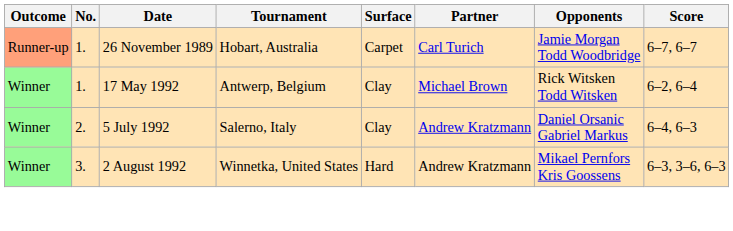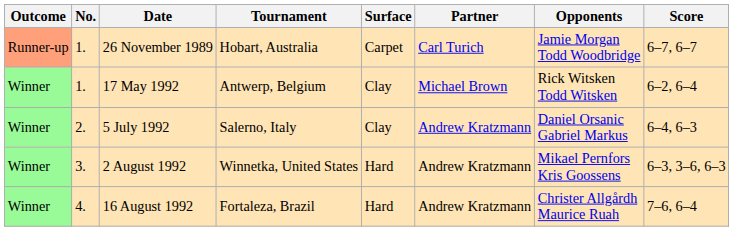+ row: (148, 205)
